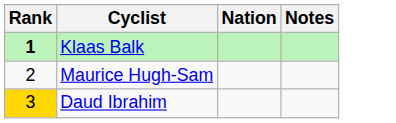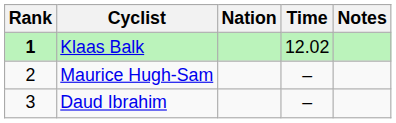+ column: (307, 18)
(30, 103) gold background -> (30, 103) no background
